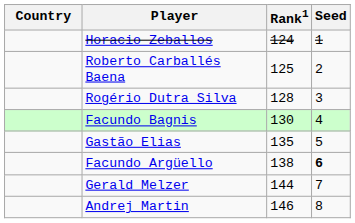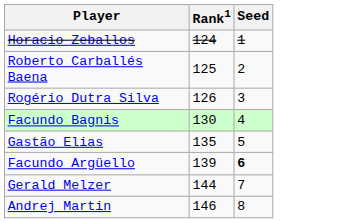- column: (43, 17)
(282, 99) 128 -> (204, 99) 126
(282, 164) 138 -> (204, 164) 139
